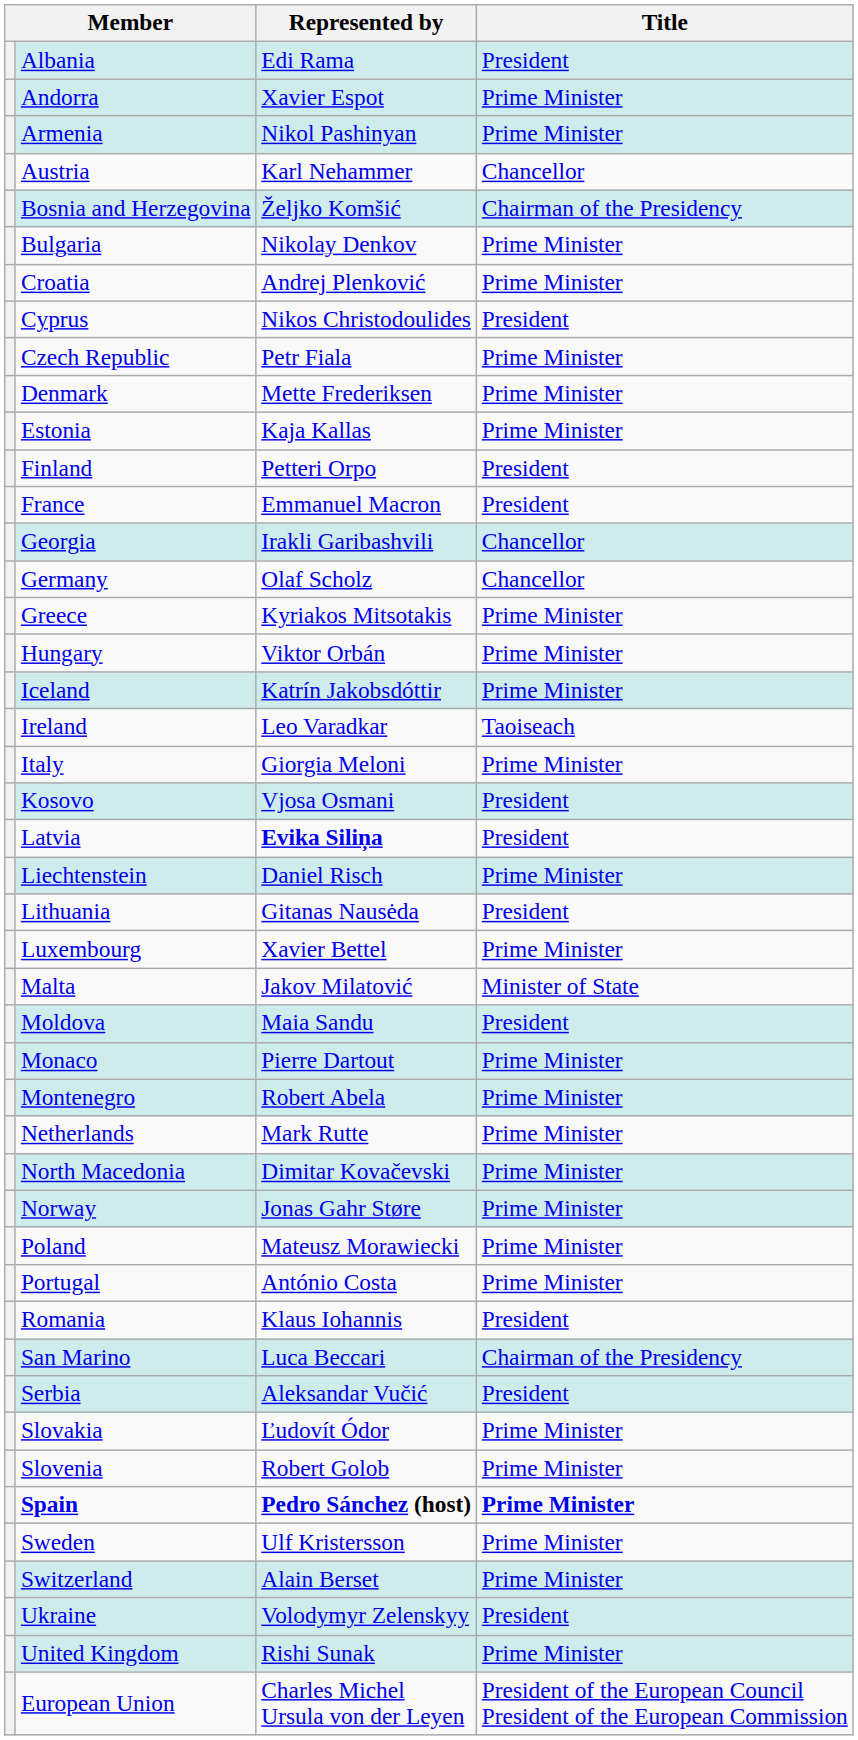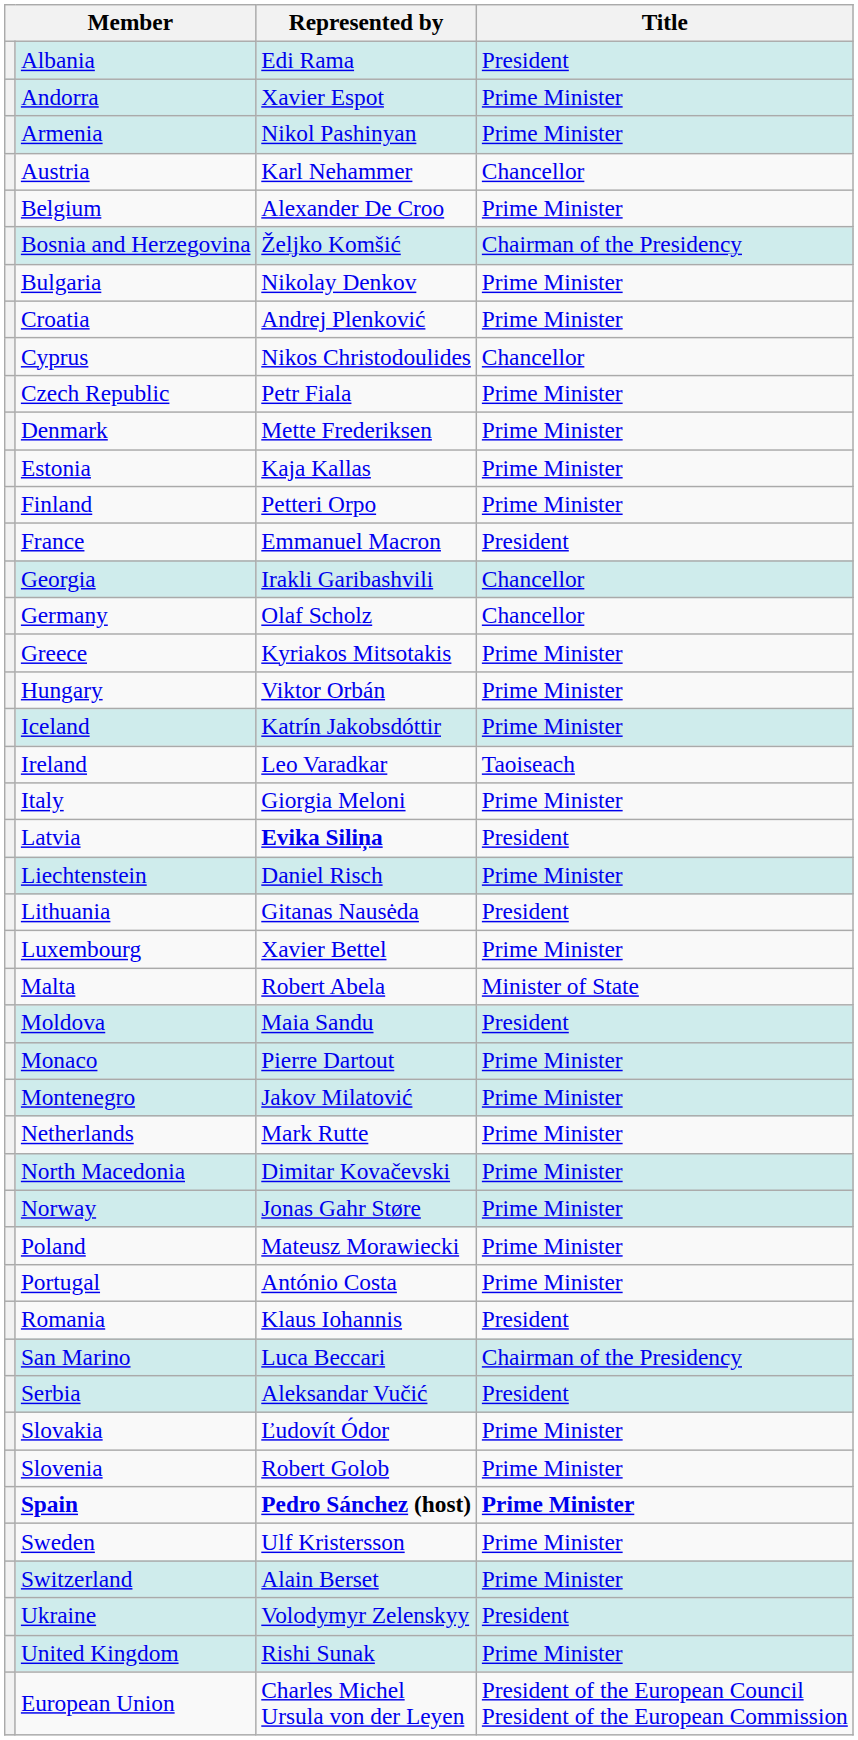+ row: (61, 208)
(525, 319) President -> (533, 356) Chancellor
(525, 467) President -> (552, 504) Prime Minister
- row: (57, 801)
(337, 986) Jakov Milatović -> (323, 986) Robert Abela
(323, 1097) Robert Abela -> (337, 1097) Jakov Milatović
